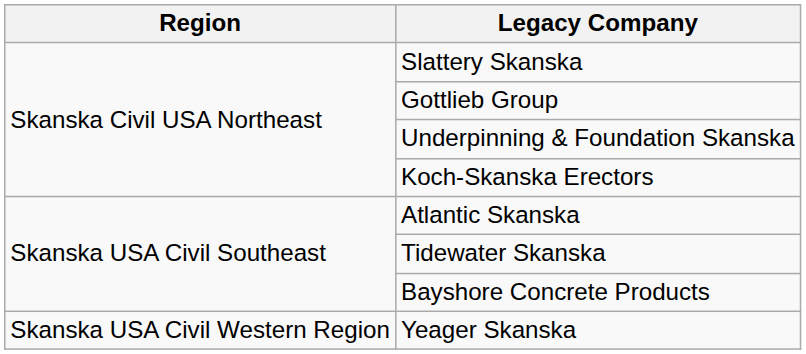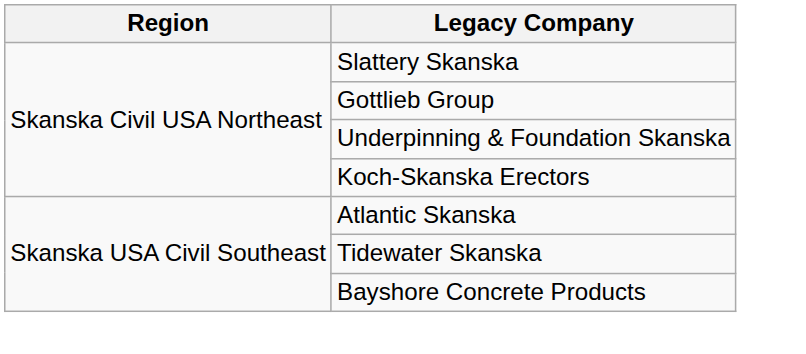- row: (489, 330)
